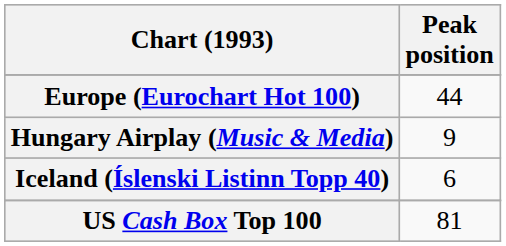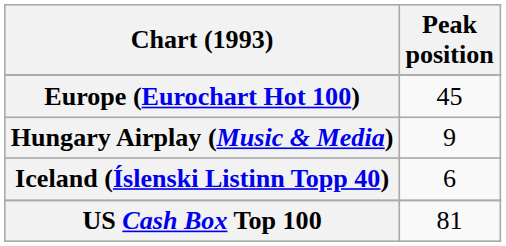(450, 95) 44 -> (450, 95) 45
